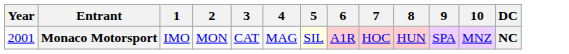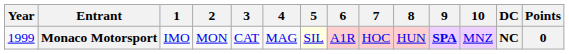+ column: (543, 15)
(21, 37) 2001 -> (21, 37) 1999
(444, 37) normal -> (444, 37) bold
